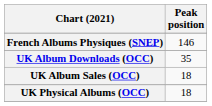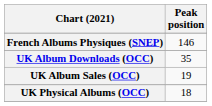(186, 76) 18 -> (186, 76) 19
